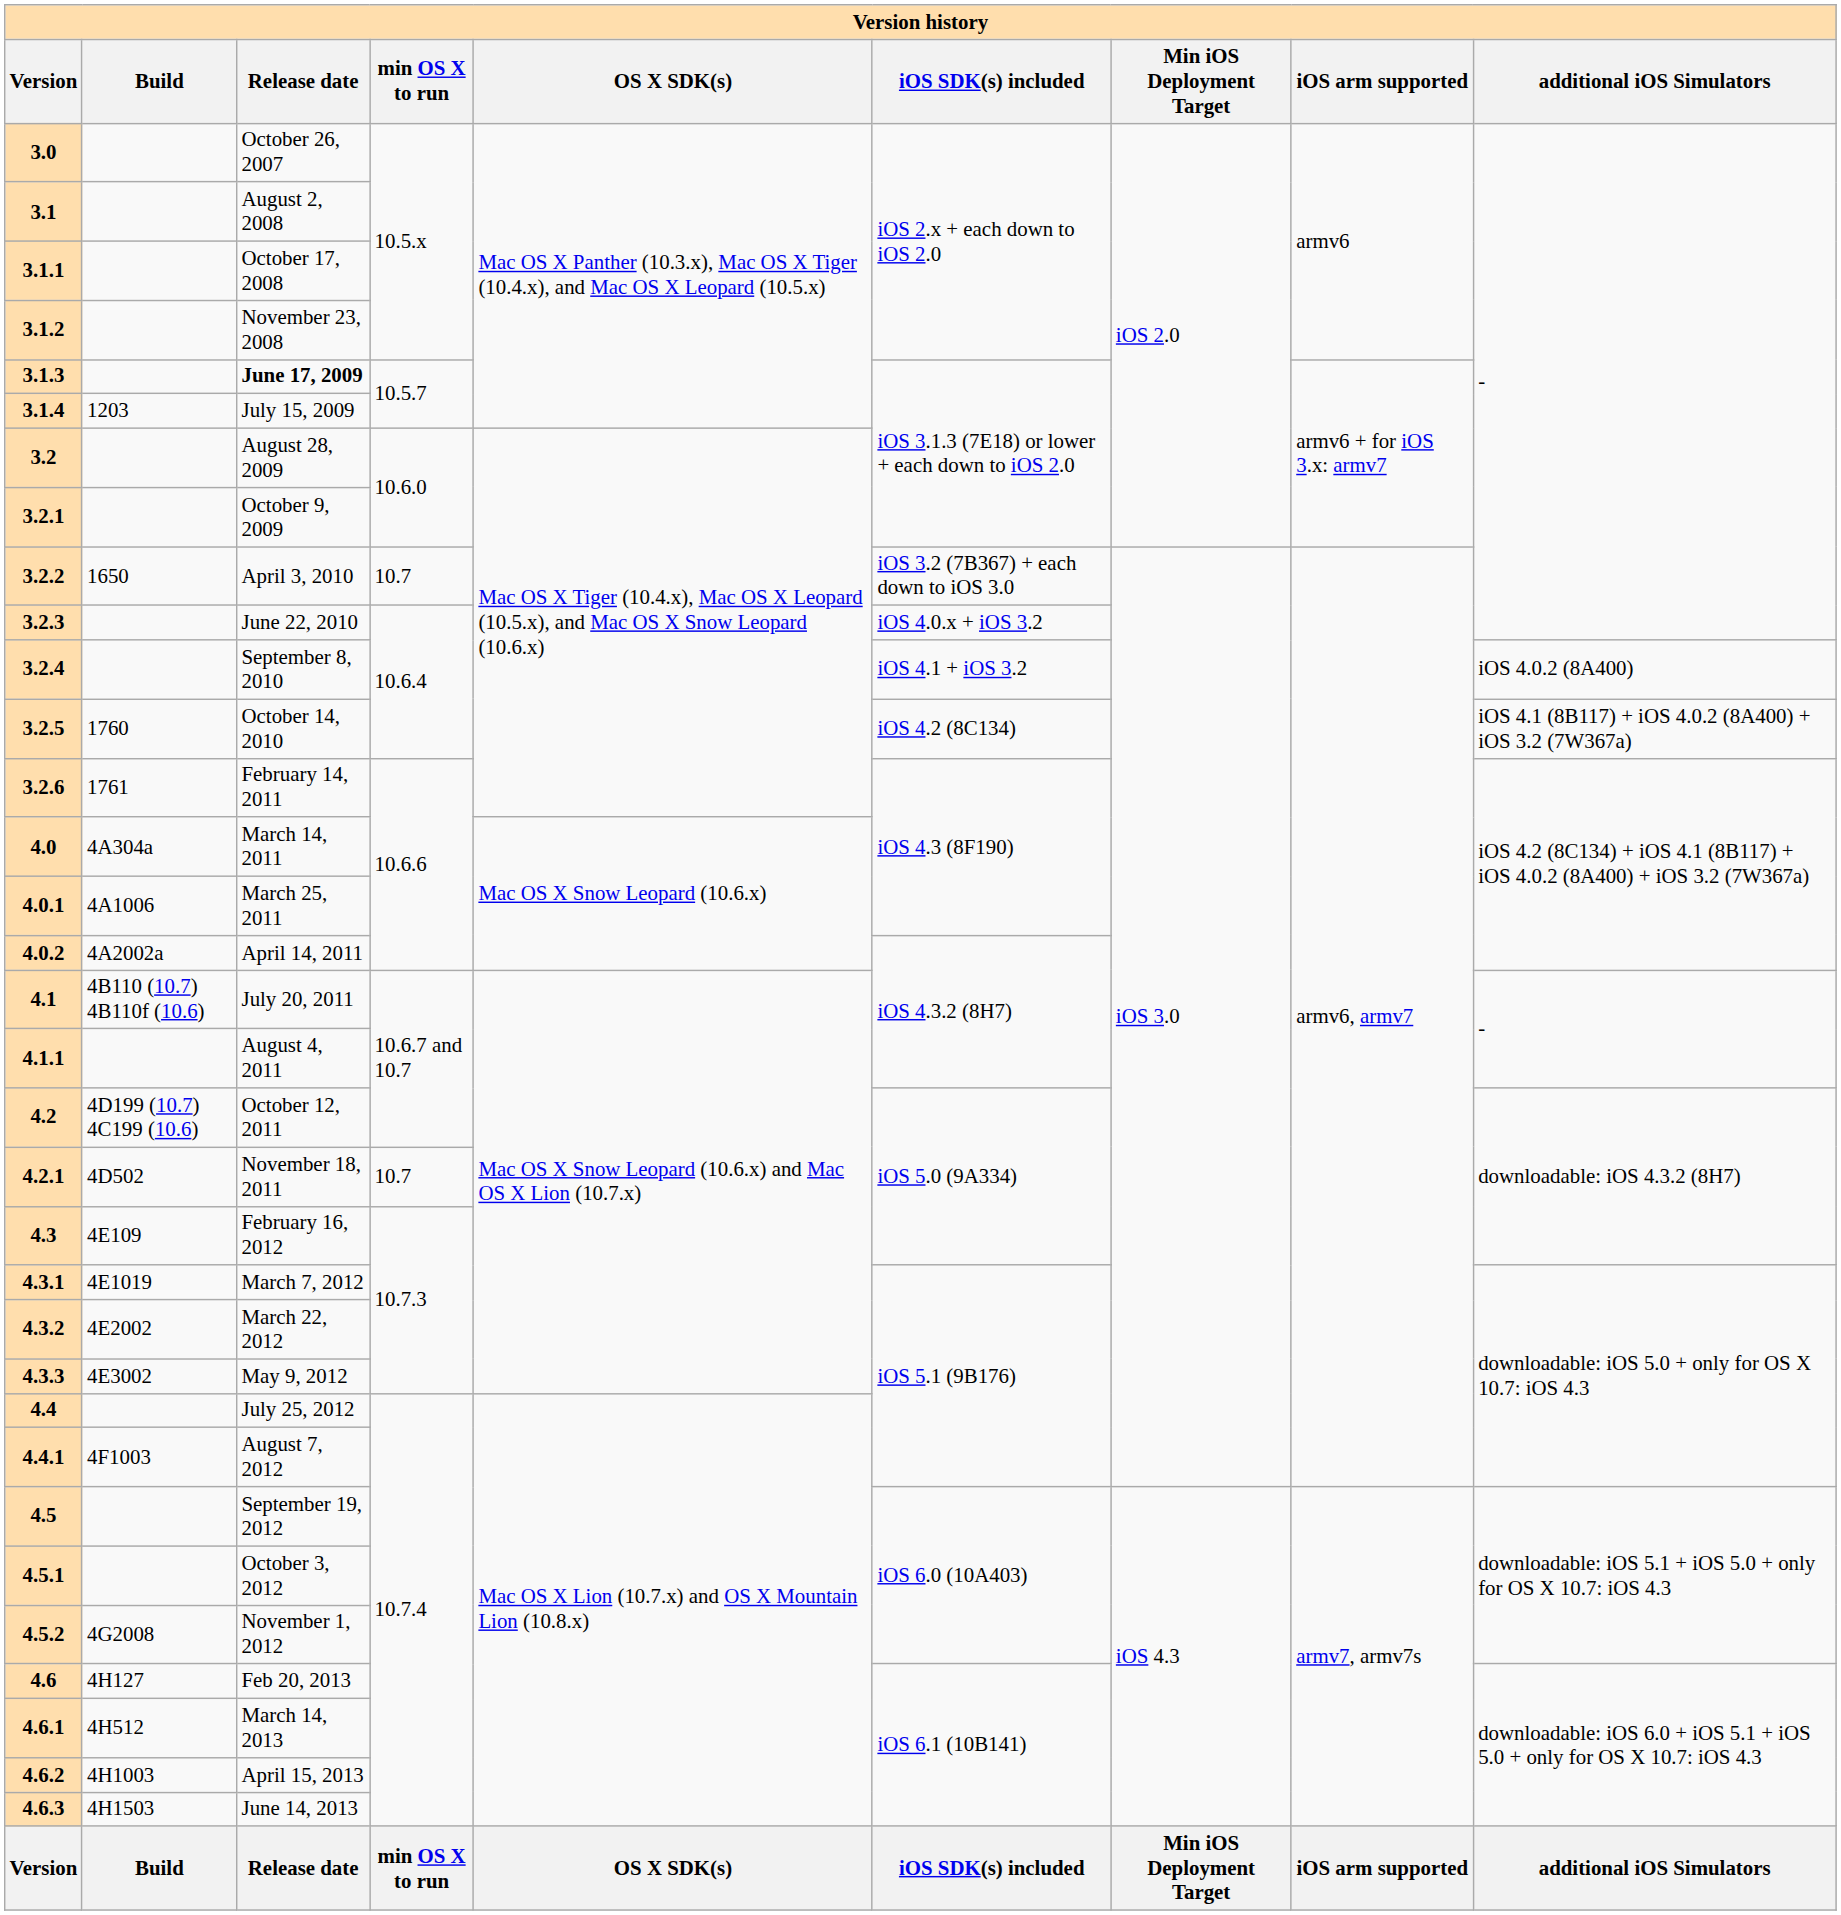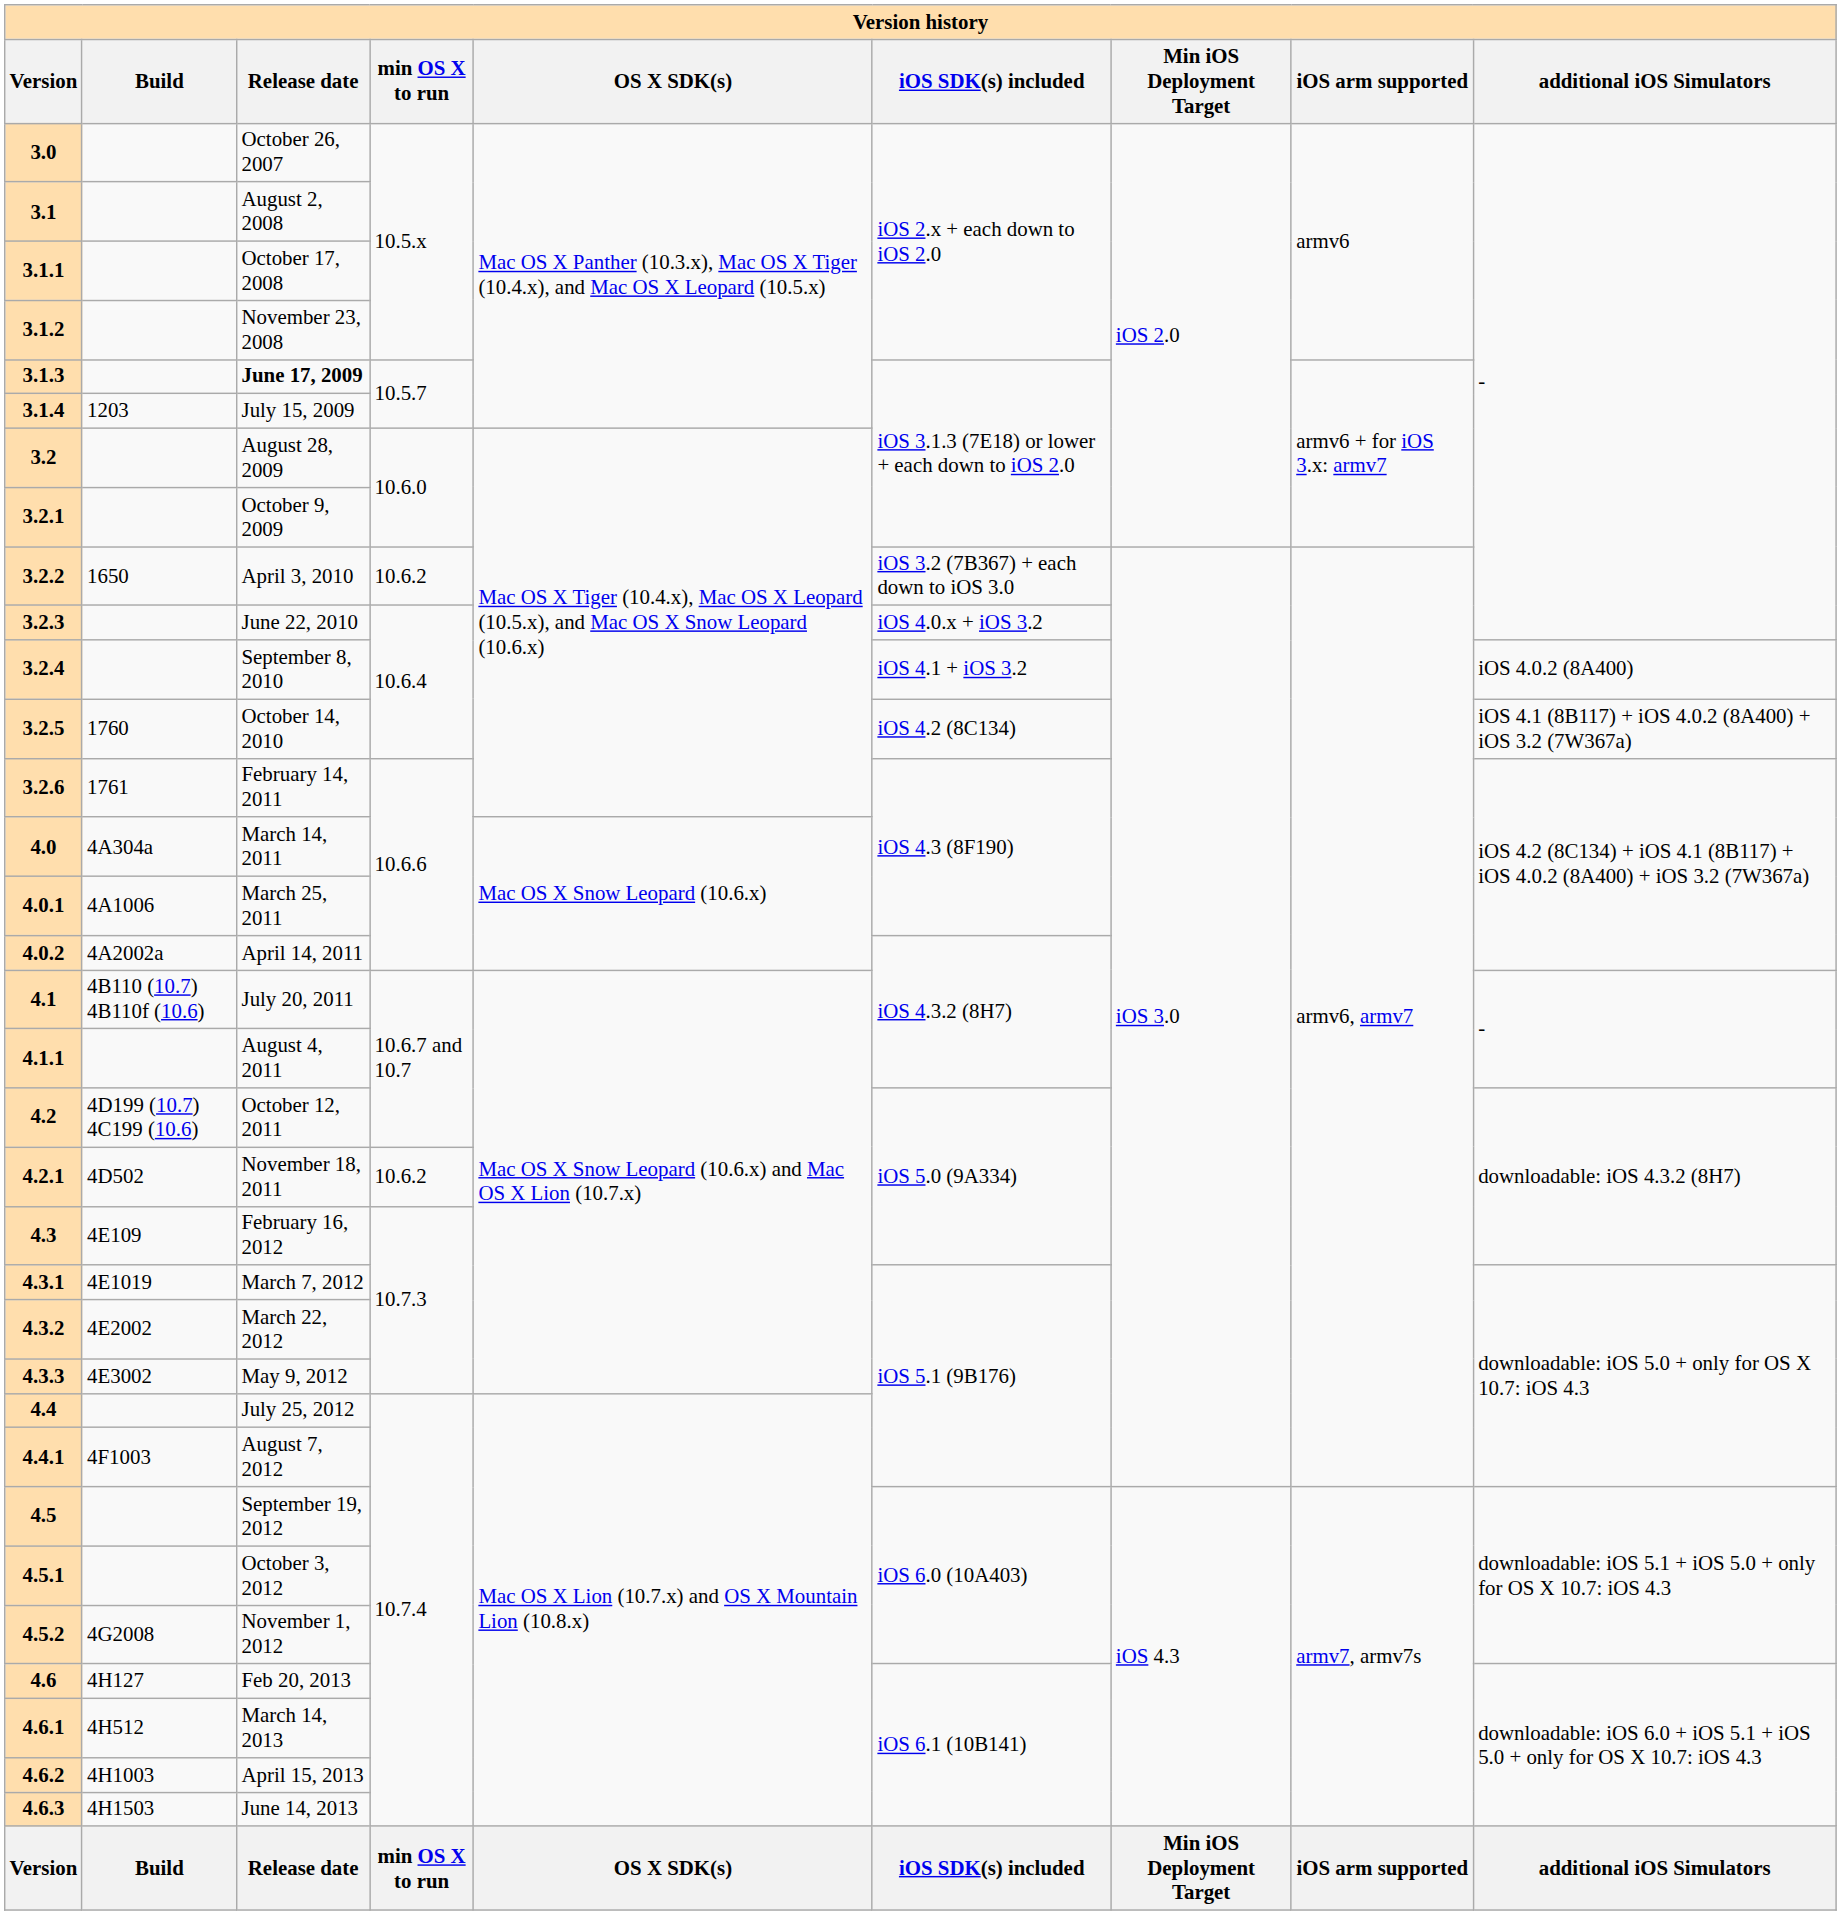(393, 576) 10.7 -> (401, 576) 10.6.2
(393, 1176) 10.7 -> (401, 1176) 10.6.2
